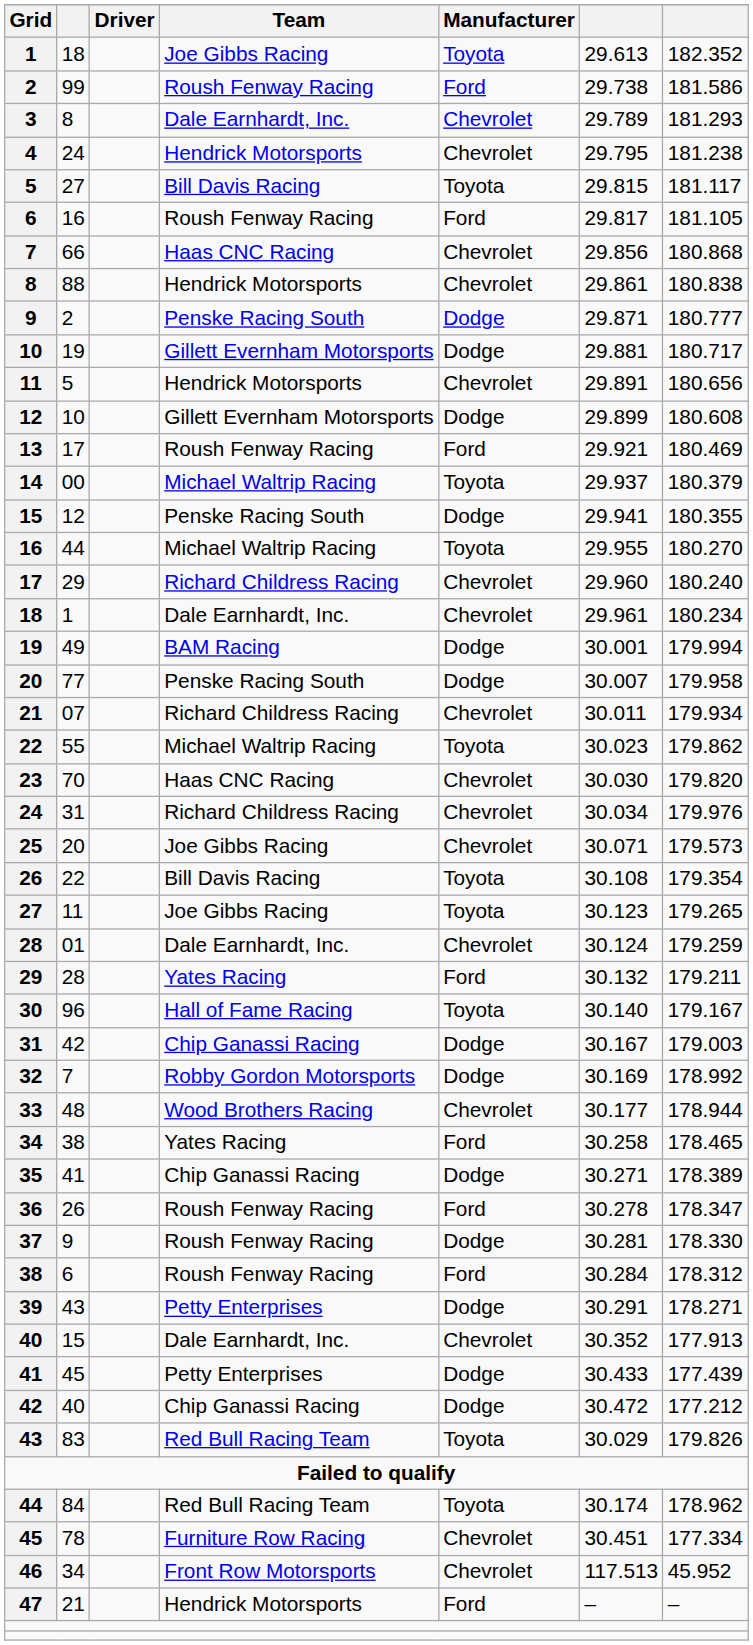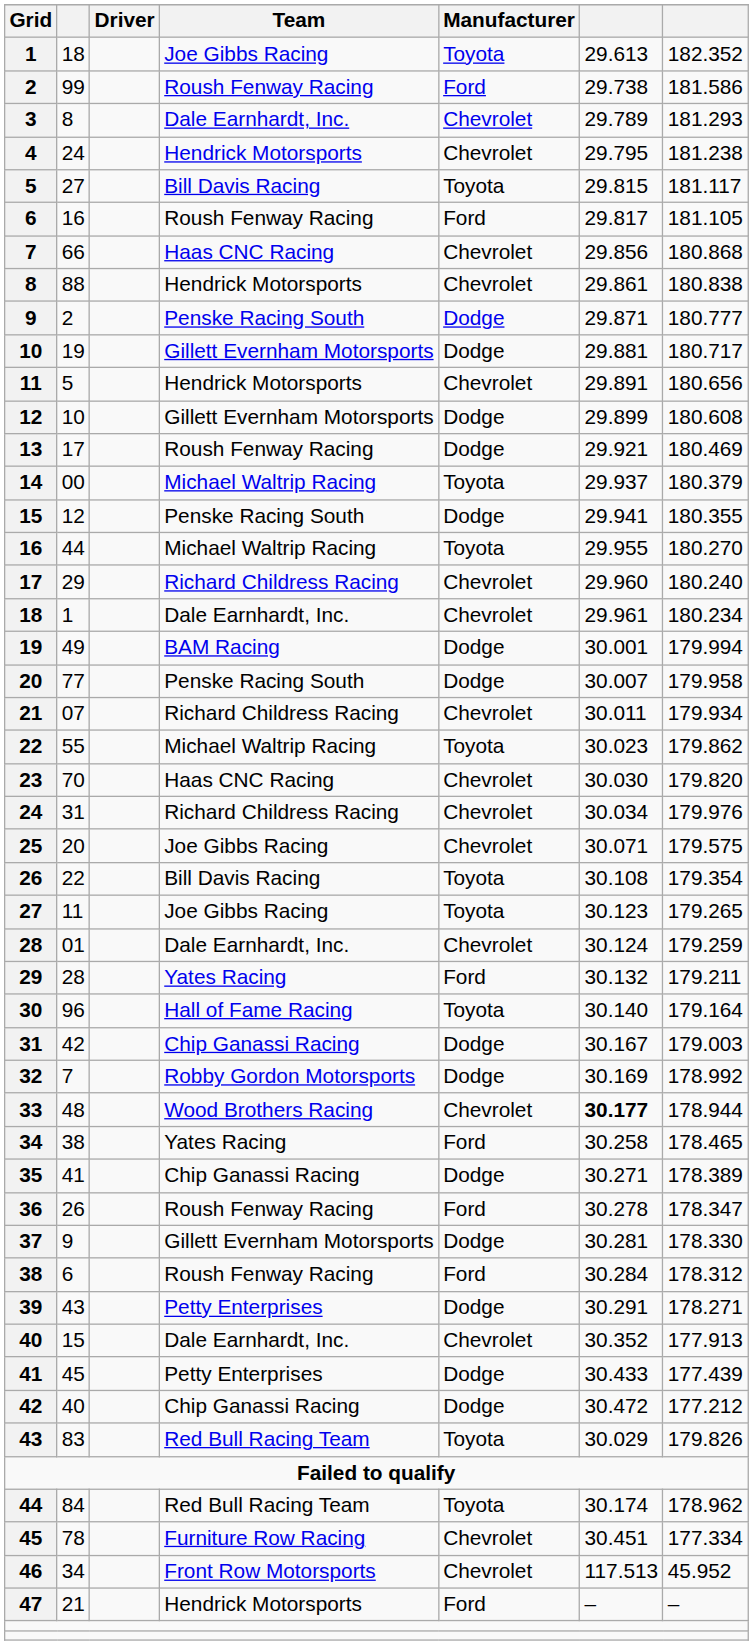(465, 449) Ford -> (474, 449) Dodge
(705, 845) 179.573 -> (705, 845) 179.575
(705, 1010) 179.167 -> (705, 1010) 179.164
(616, 1109) normal -> (616, 1109) bold
(269, 1241) Roush Fenway Racing -> (299, 1241) Gillett Evernham Motorsports
